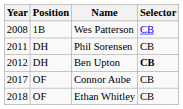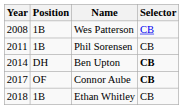(40, 46) DH -> (39, 46) 1B
(17, 63) 2012 -> (17, 63) 2014
(147, 79) normal -> (147, 79) bold
(40, 96) OF -> (39, 96) 1B
